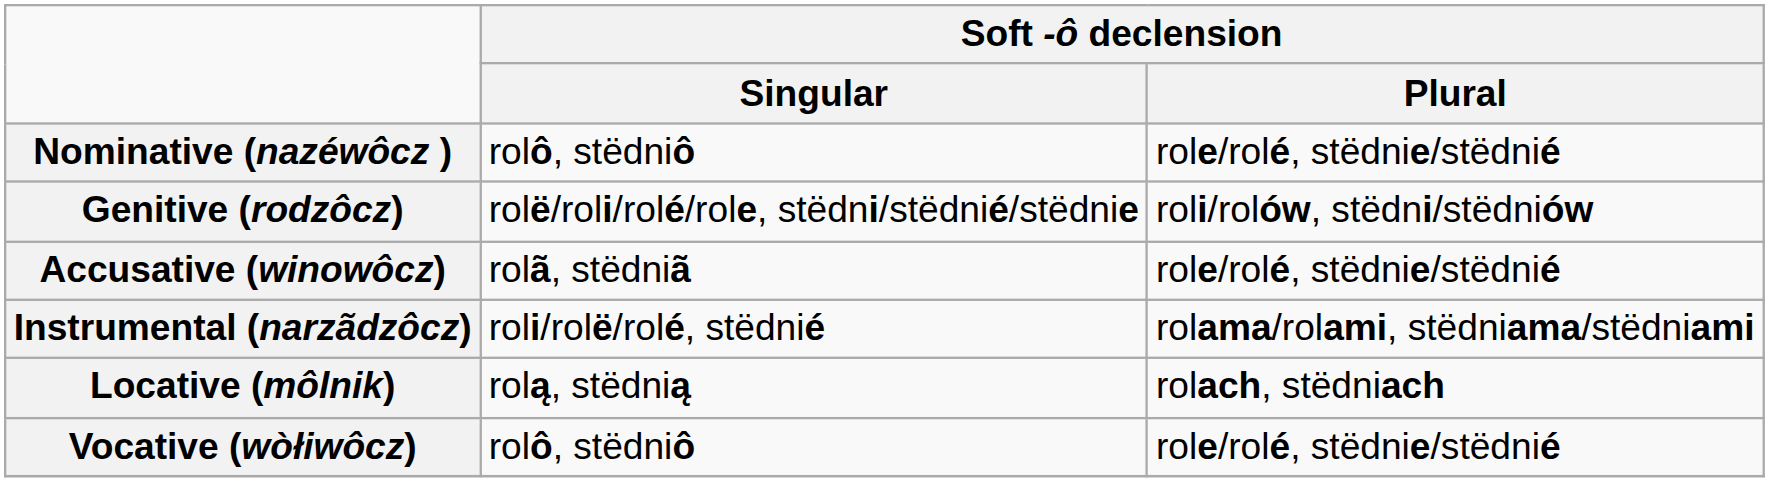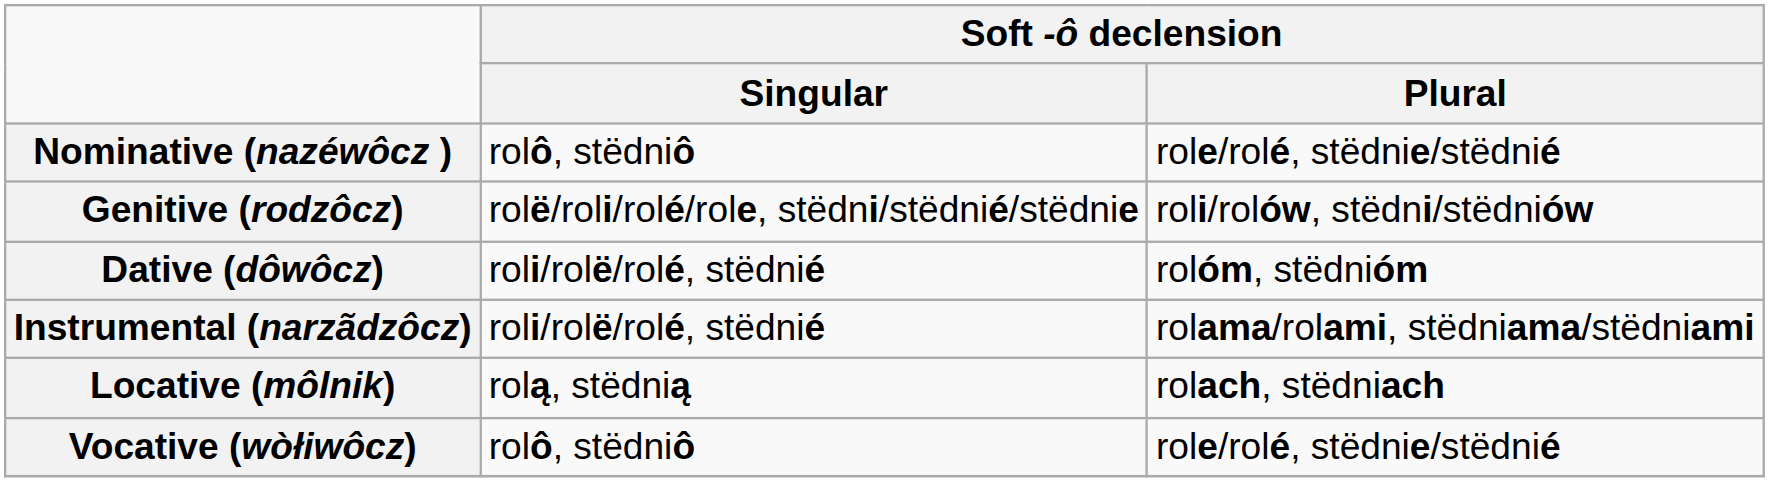+ row: (243, 269)
- row: (243, 269)
